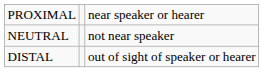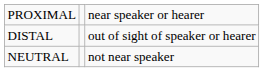rows swapped: (38, 35) <-> (30, 56)
